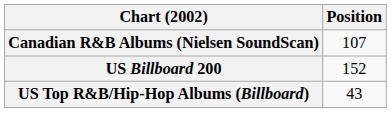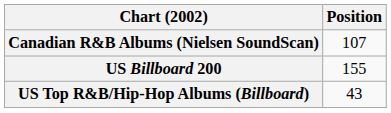(354, 68) 152 -> (354, 68) 155
